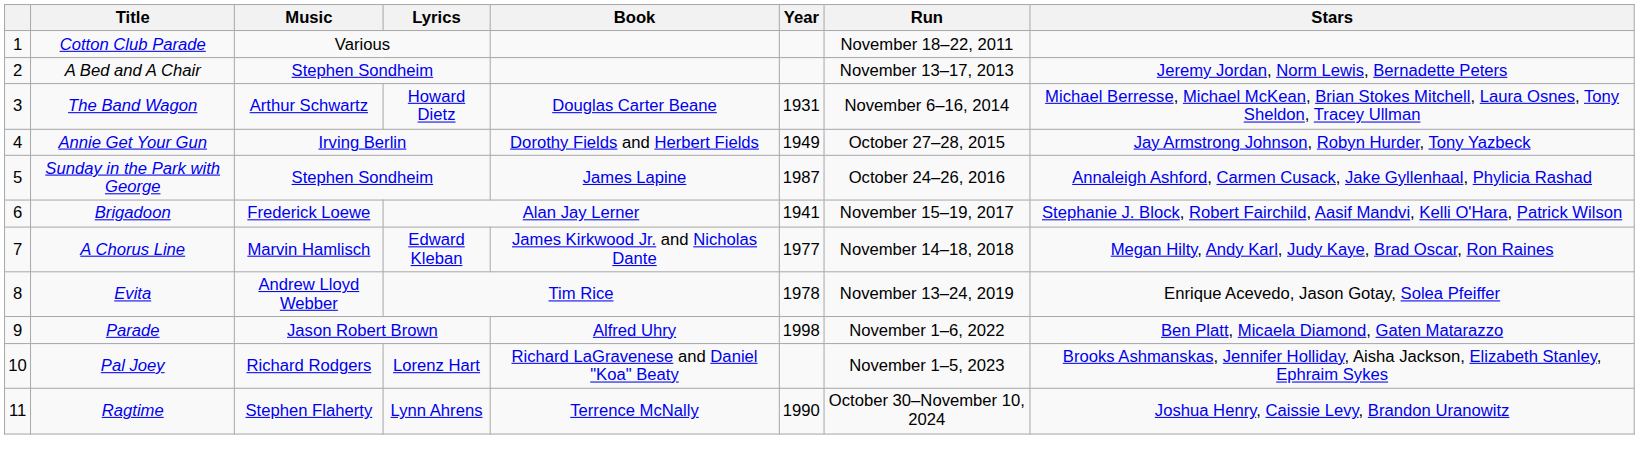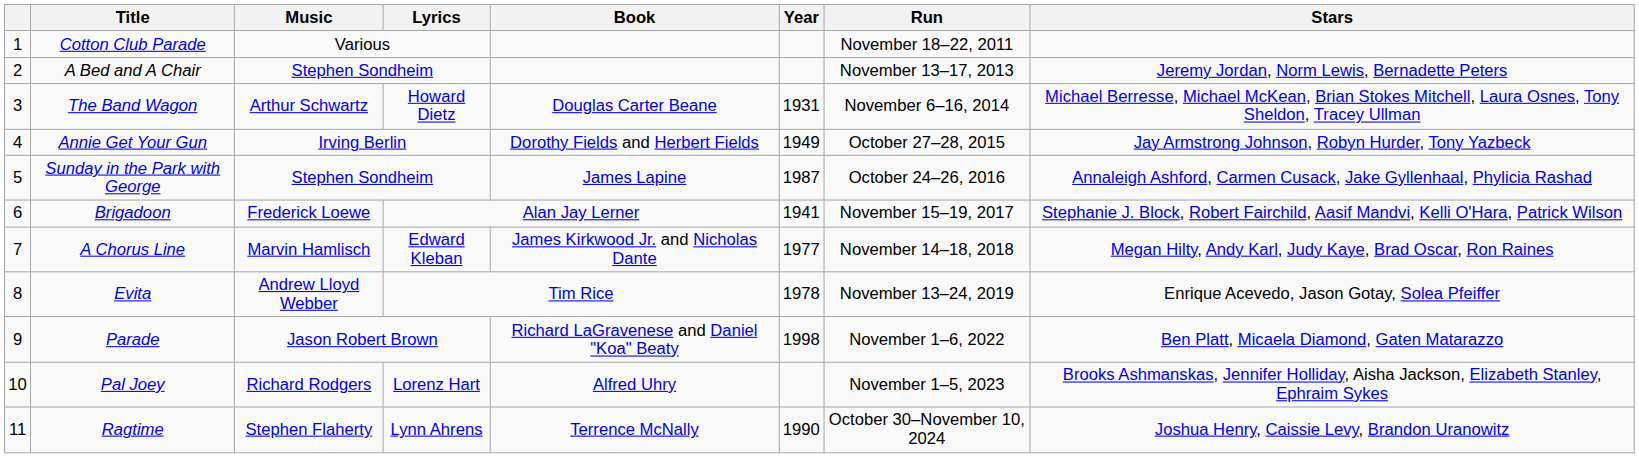(634, 330) Alfred Uhry -> (634, 339) Richard LaGravenese and Daniel "Koa" Beaty
(634, 365) Richard LaGravenese and Daniel "Koa" Beaty -> (634, 384) Alfred Uhry
